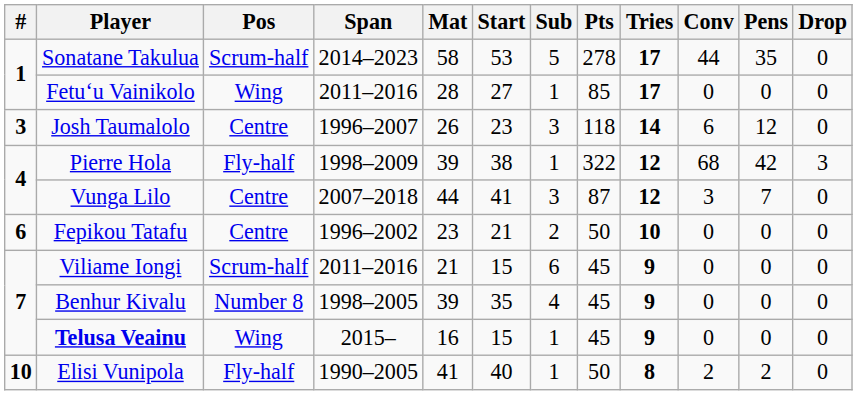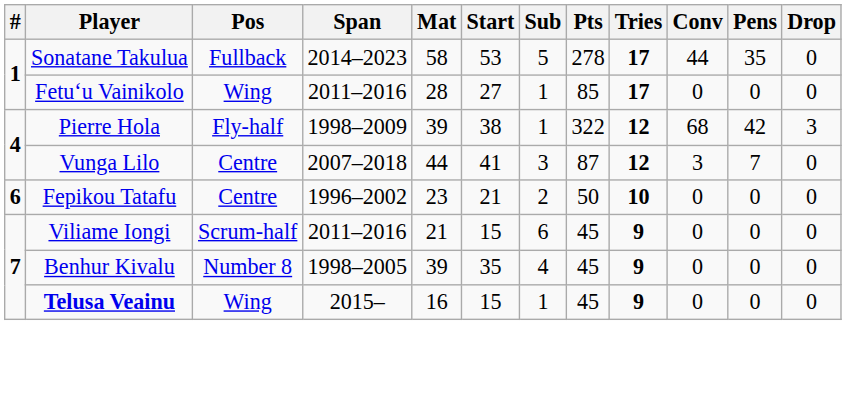(259, 57) Scrum-half -> (248, 57) Fullback
- row: (120, 127)
- row: (120, 372)
